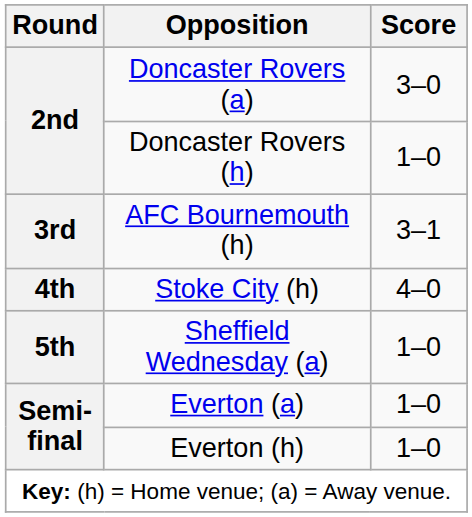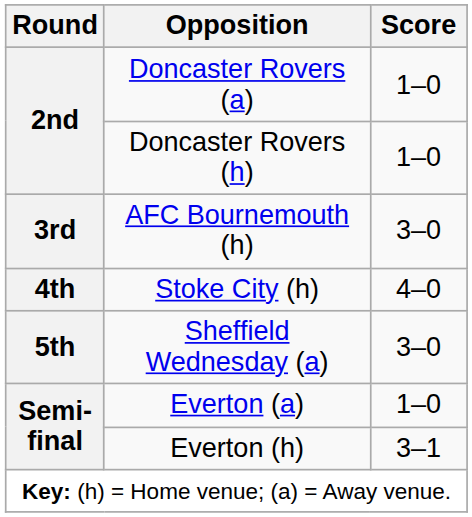(419, 84) 3–0 -> (419, 84) 1–0
(419, 230) 3–1 -> (419, 230) 3–0
(419, 346) 1–0 -> (419, 346) 3–0
(419, 447) 1–0 -> (419, 447) 3–1
